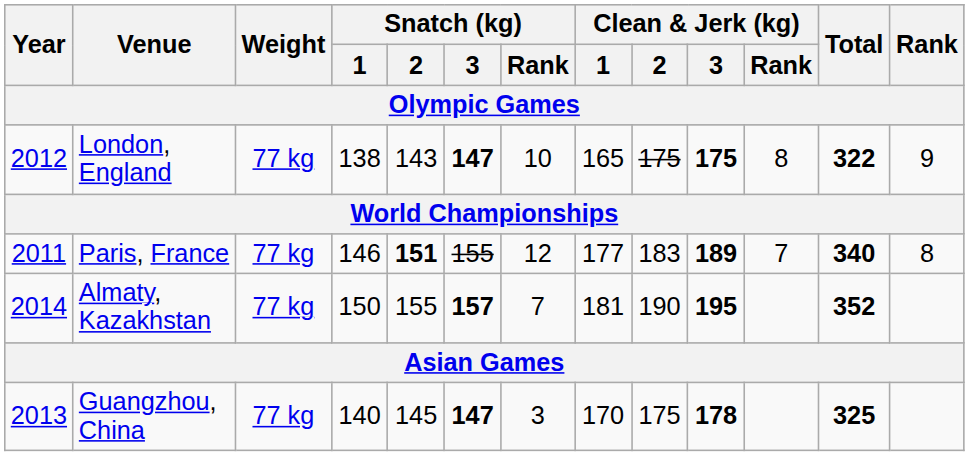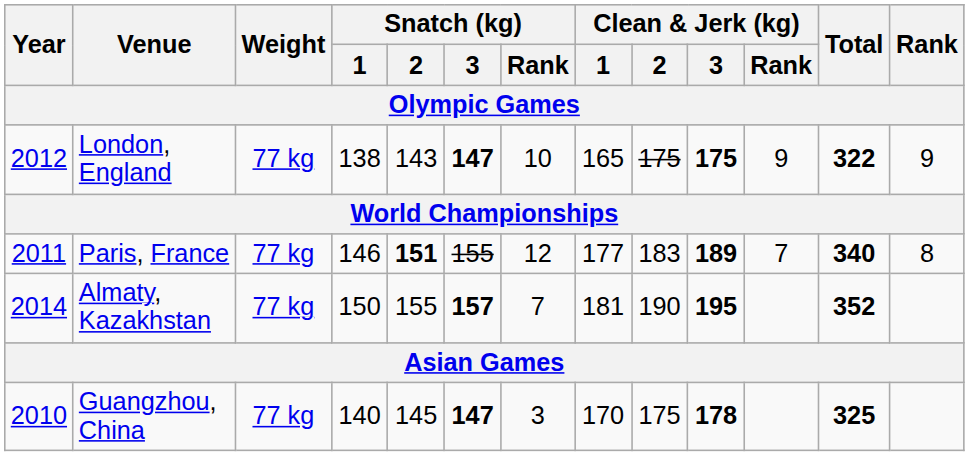(781, 159) 8 -> (781, 159) 9
(39, 416) 2013 -> (39, 416) 2010
